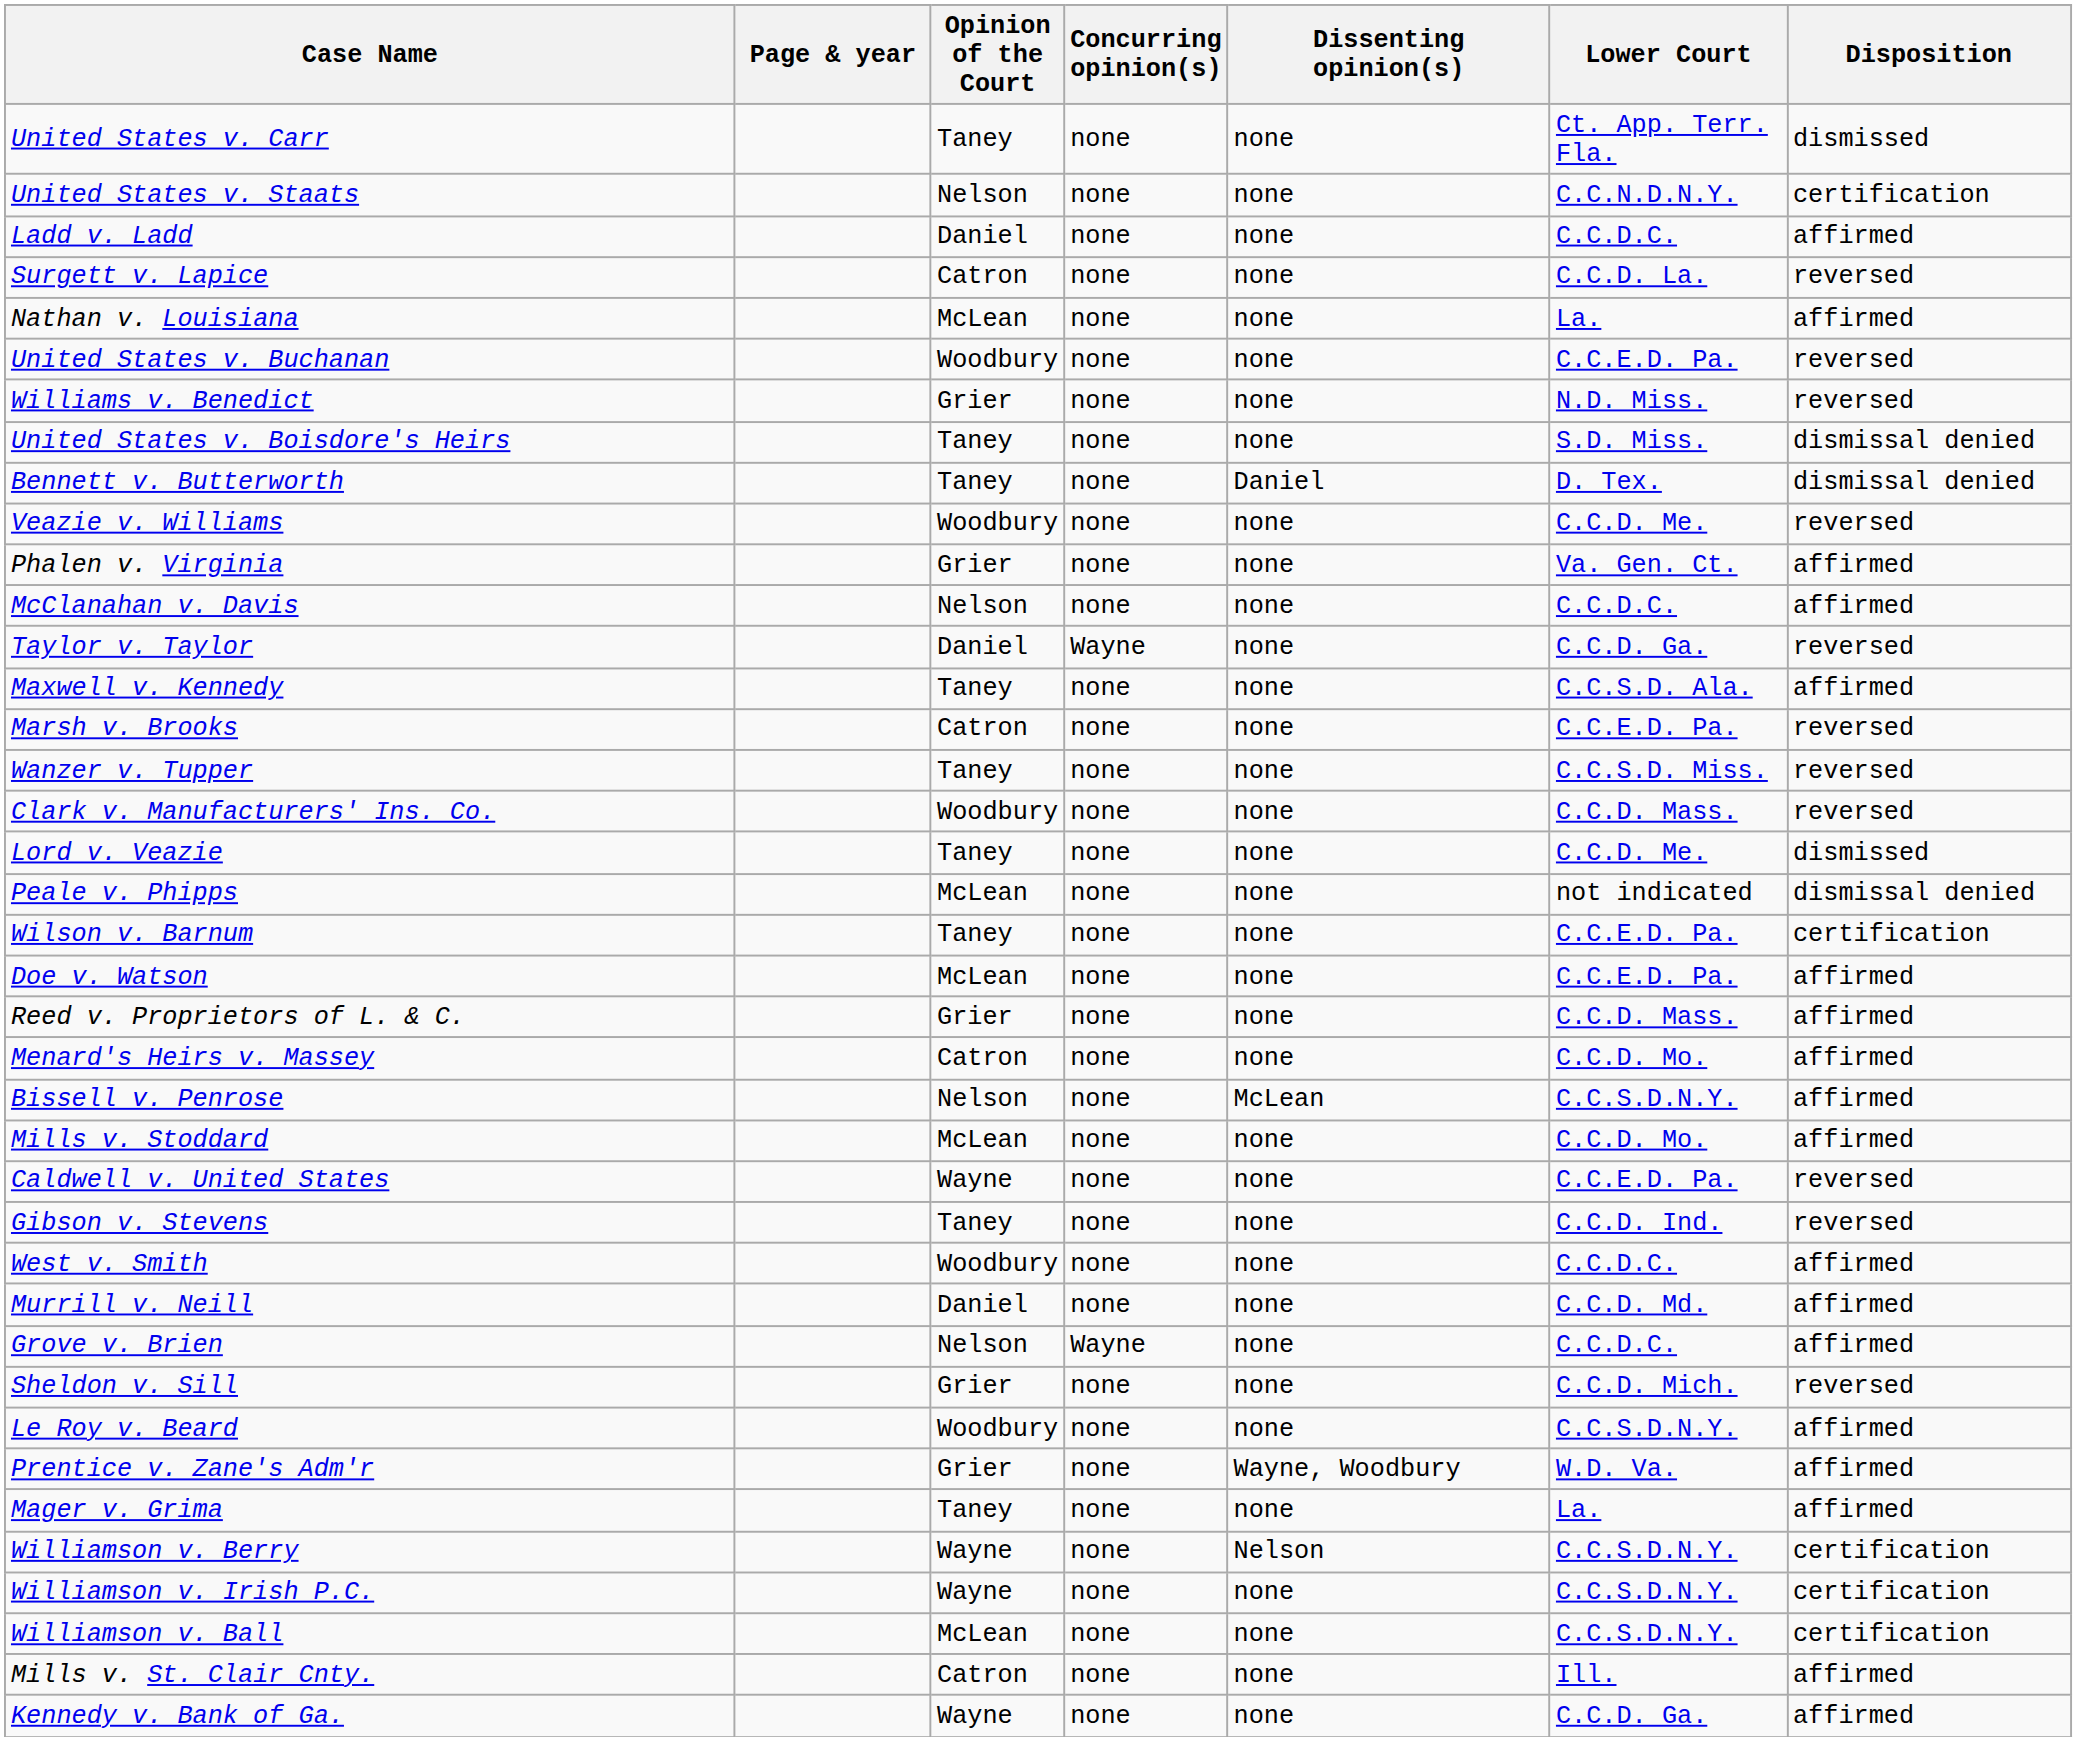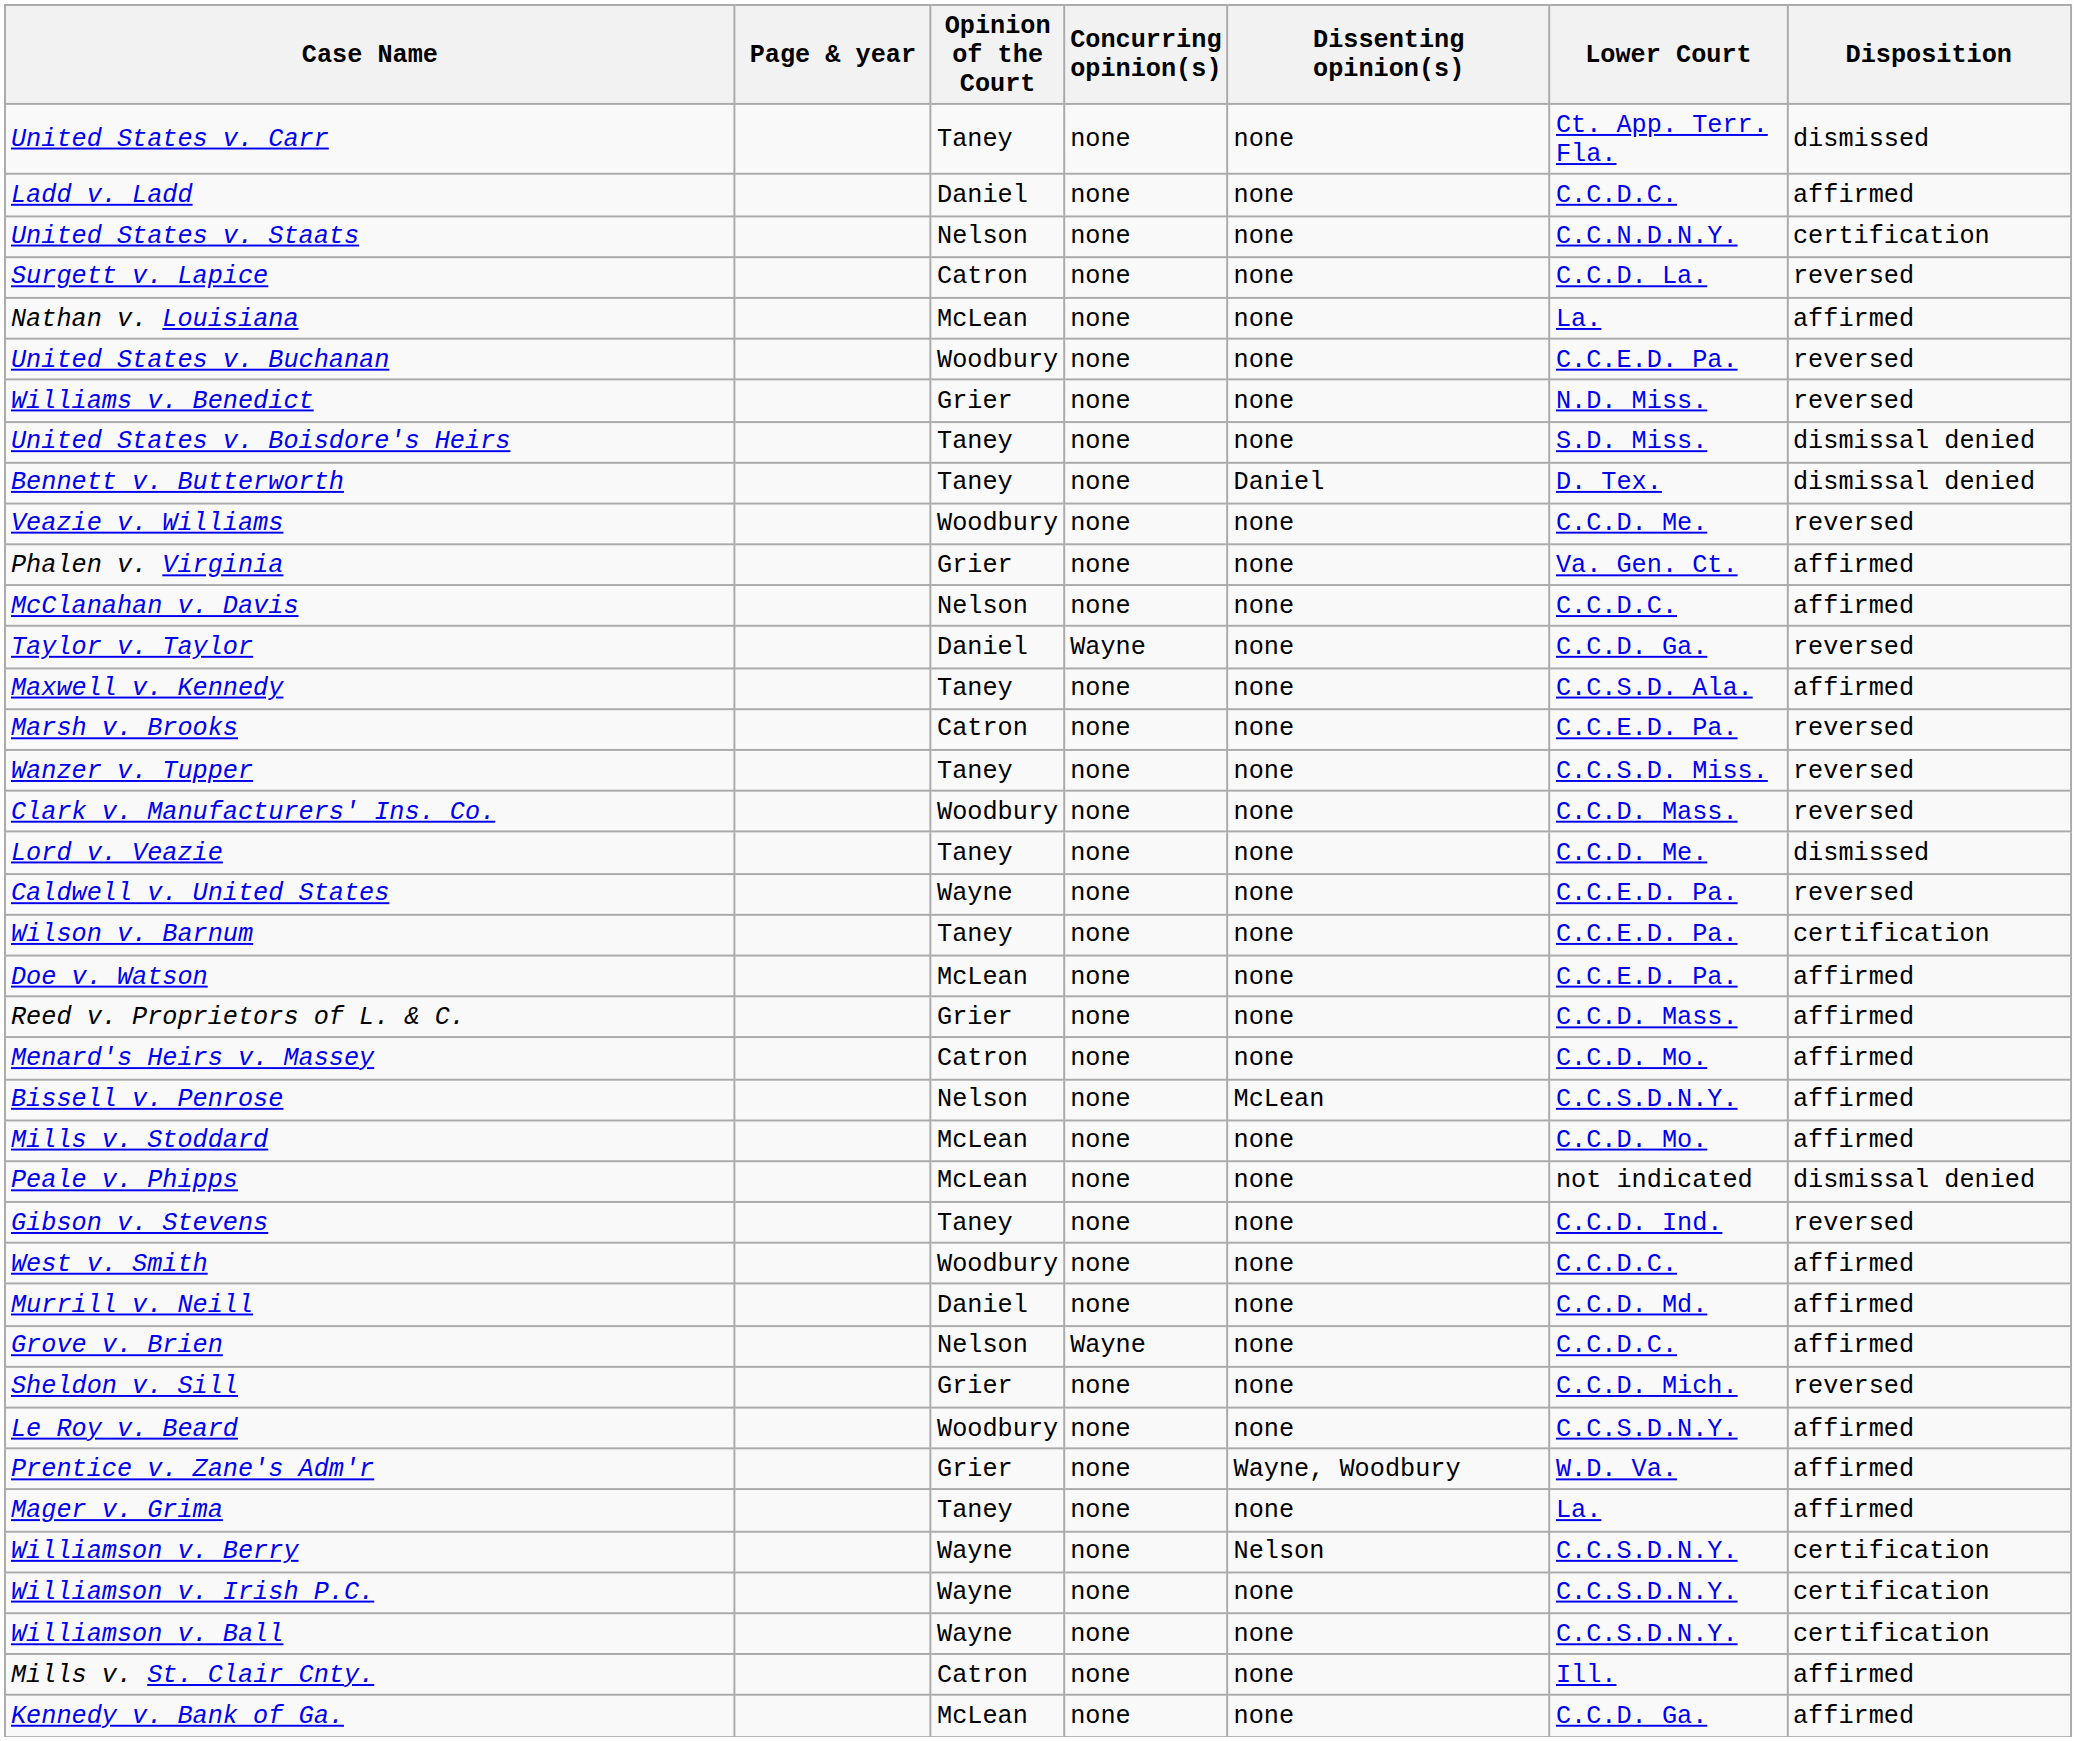rows swapped: (102, 236) <-> (185, 195)
rows swapped: (124, 894) <-> (200, 1182)
(982, 1634) McLean -> (975, 1634) Wayne
(975, 1716) Wayne -> (982, 1716) McLean
